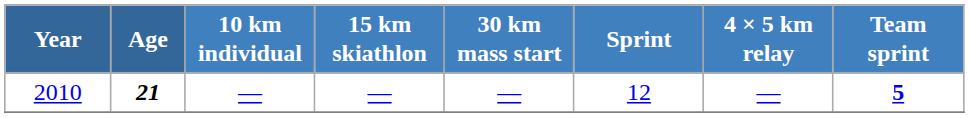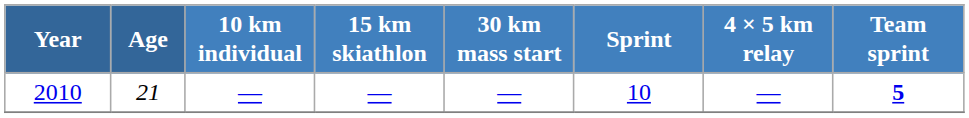(148, 92) bold -> (148, 92) normal
(639, 92) 12 -> (639, 92) 10
